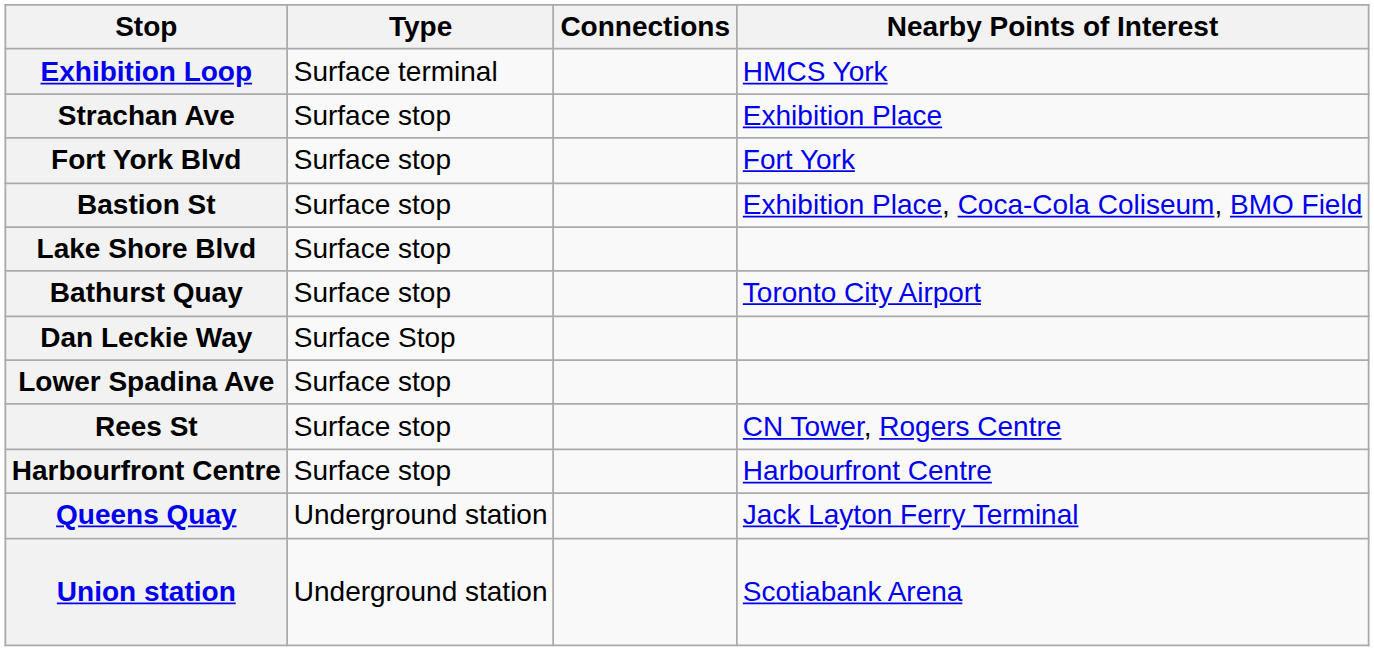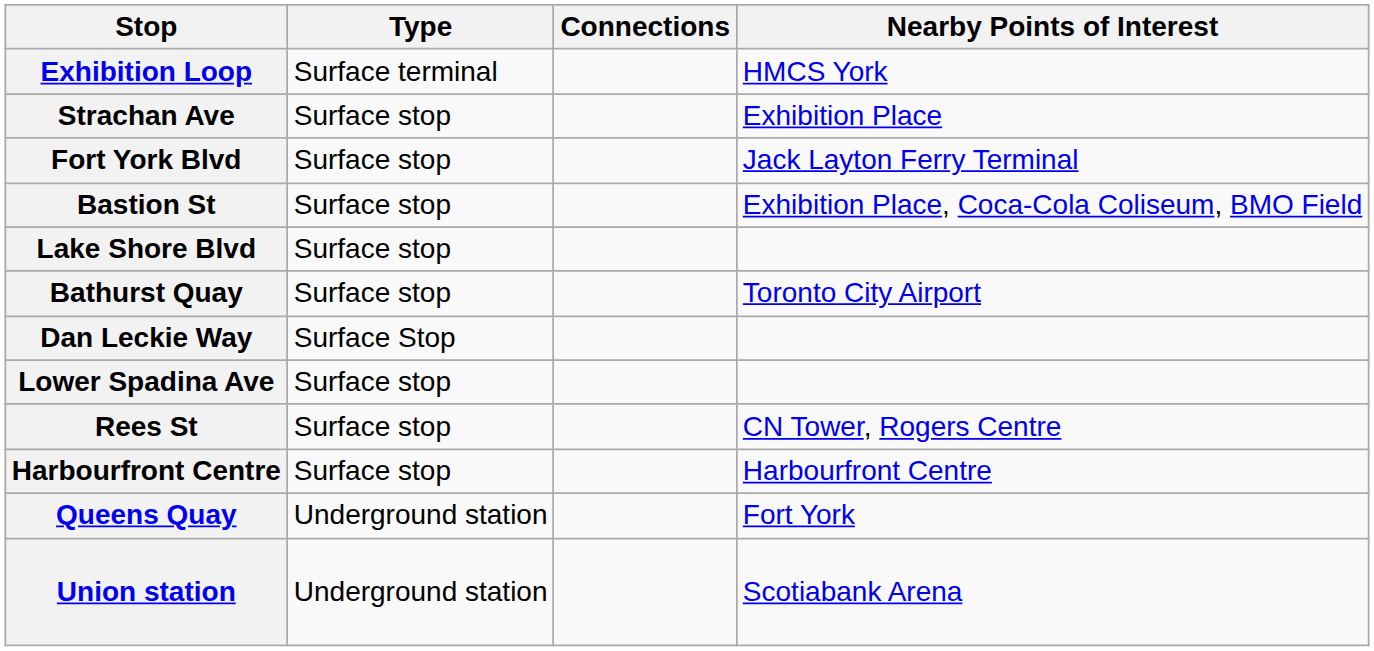(799, 159) Fort York -> (911, 159) Jack Layton Ferry Terminal
(911, 515) Jack Layton Ferry Terminal -> (799, 515) Fort York
